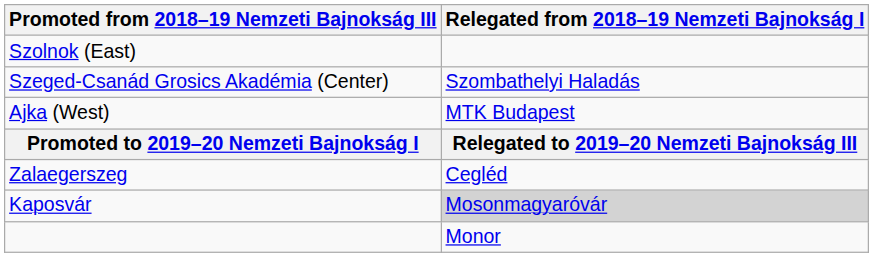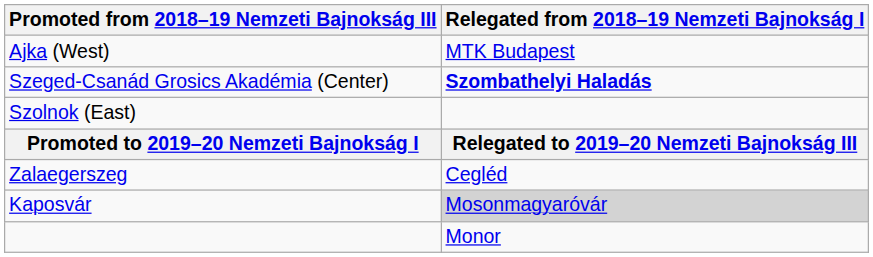rows swapped: (59, 112) <-> (73, 50)
(543, 81) normal -> (549, 81) bold
